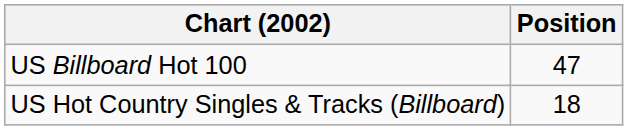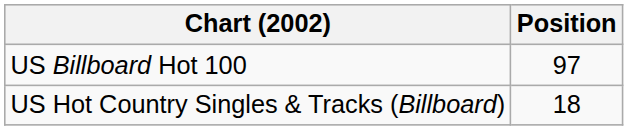(567, 64) 47 -> (567, 64) 97
